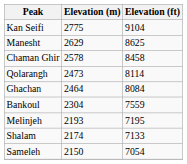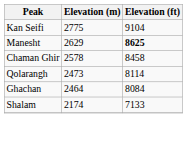(135, 43) normal -> (135, 43) bold
- row: (23, 105)
- row: (24, 120)
- row: (23, 151)
